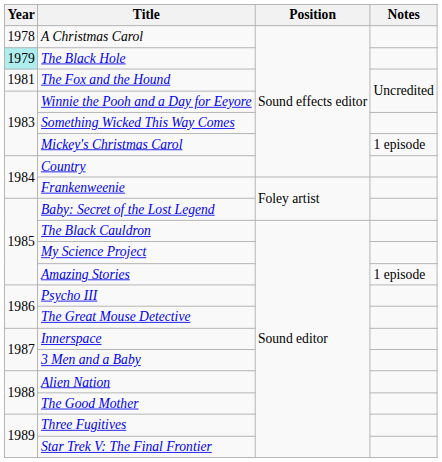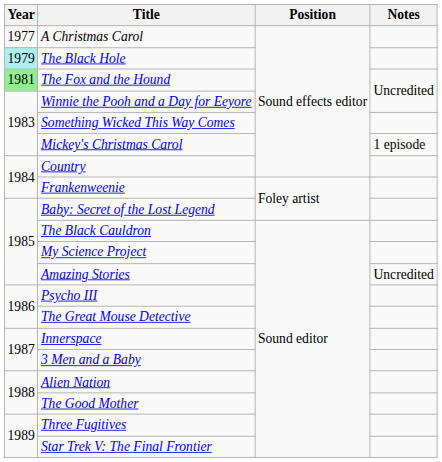(21, 36) 1978 -> (21, 36) 1977
(21, 79) no background -> (21, 79) lightgreen background
(399, 274) 1 episode -> (404, 274) Uncredited
